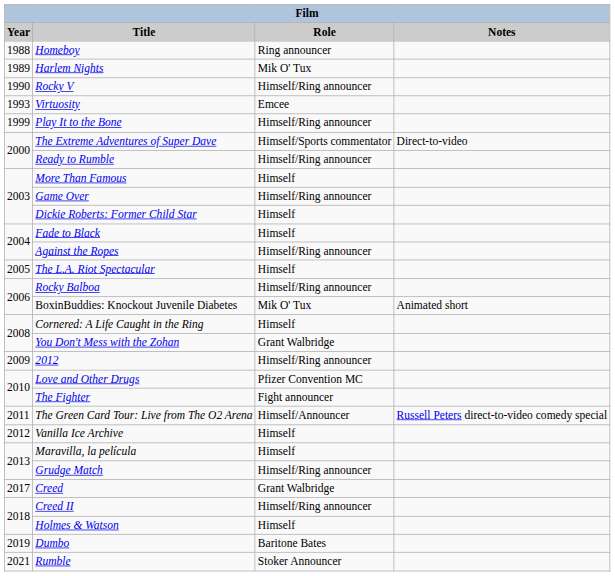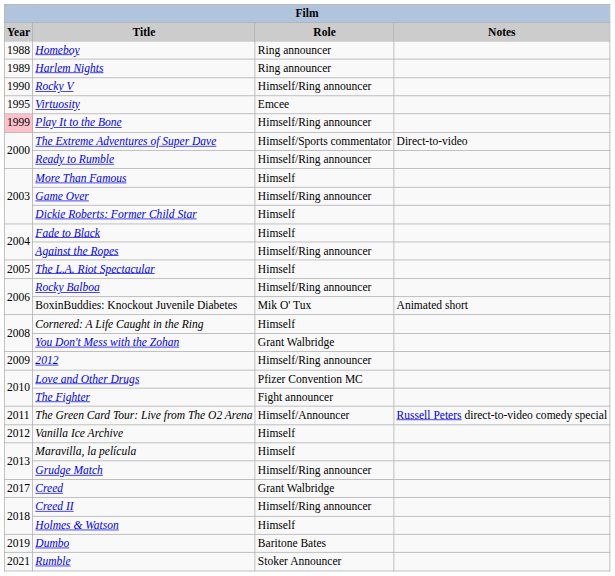(285, 68) Mik O' Tux -> (294, 68) Ring announcer
(19, 104) 1993 -> (19, 104) 1995
(19, 123) no background -> (19, 123) pink background
